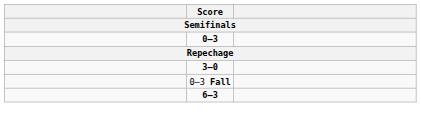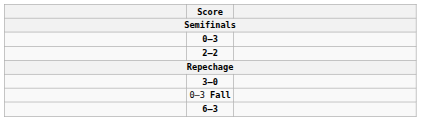+ row: (210, 53)
